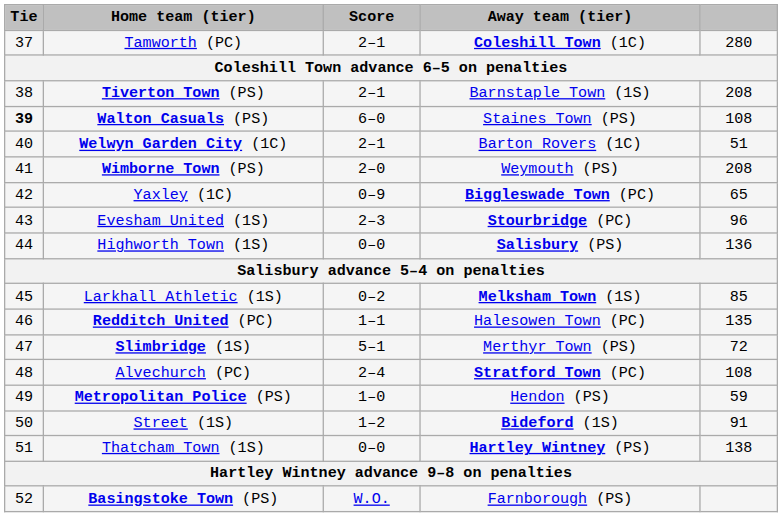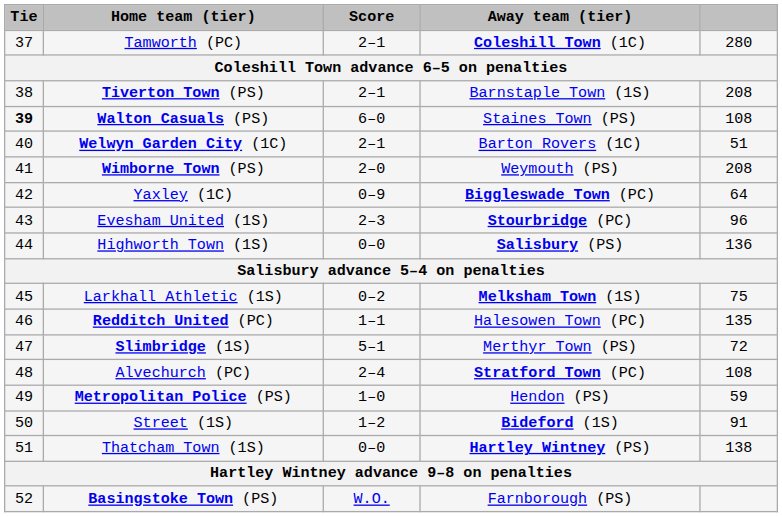(739, 195) 65 -> (739, 195) 64
(739, 296) 85 -> (739, 296) 75
